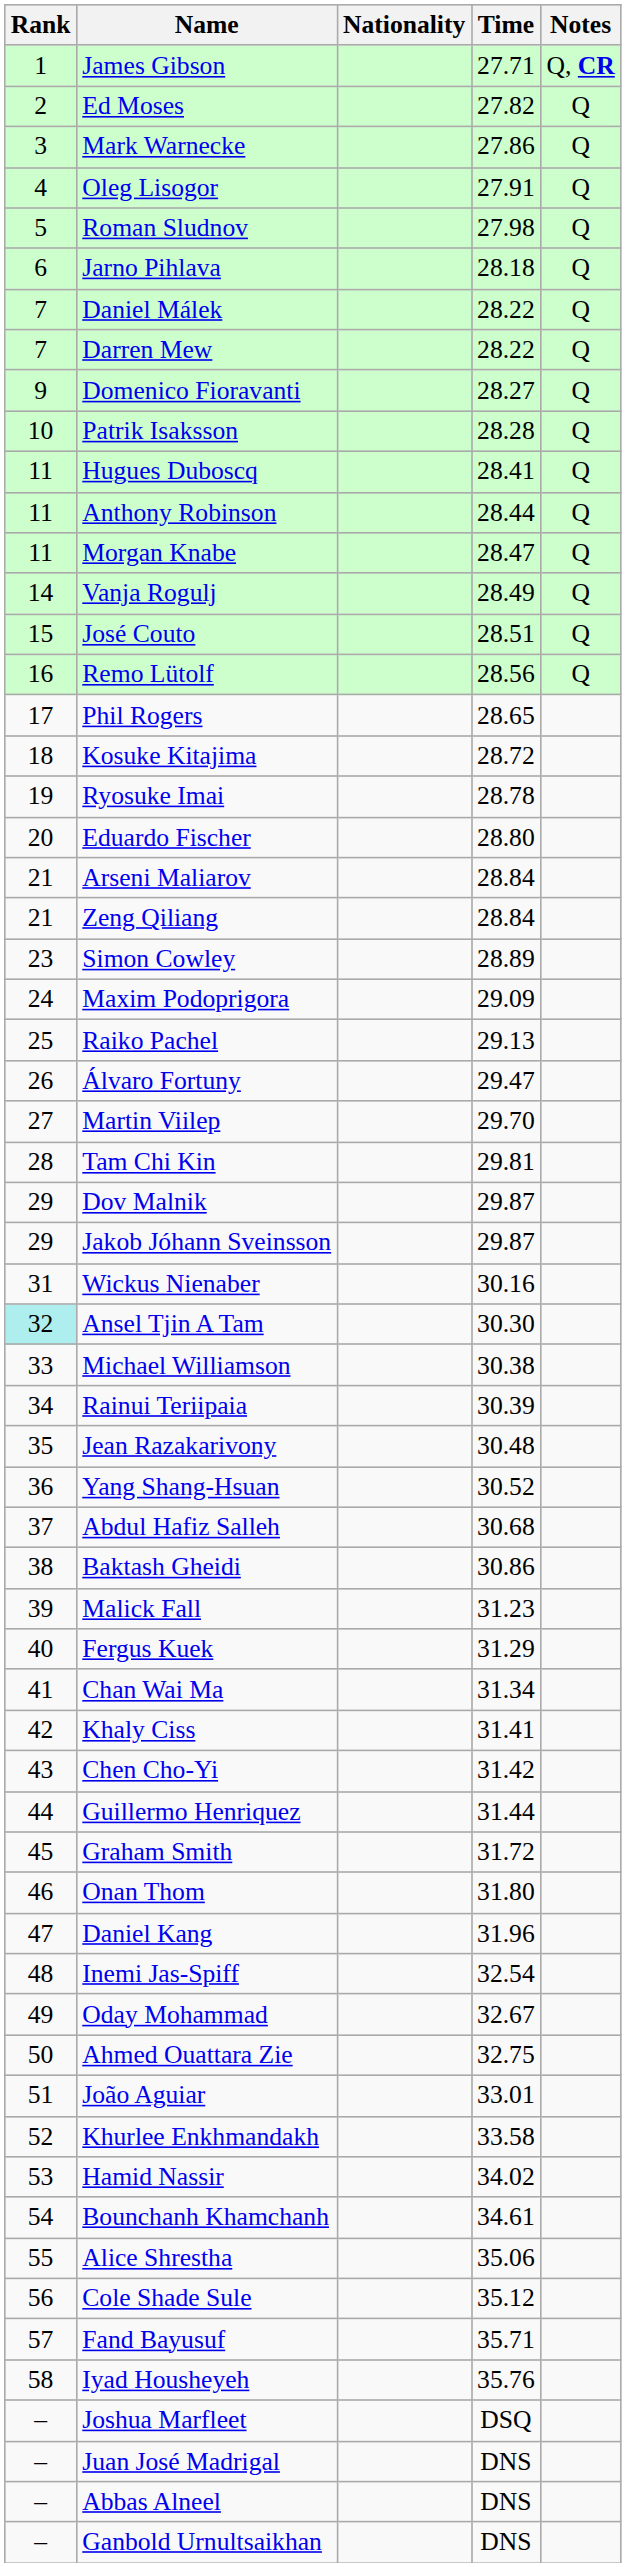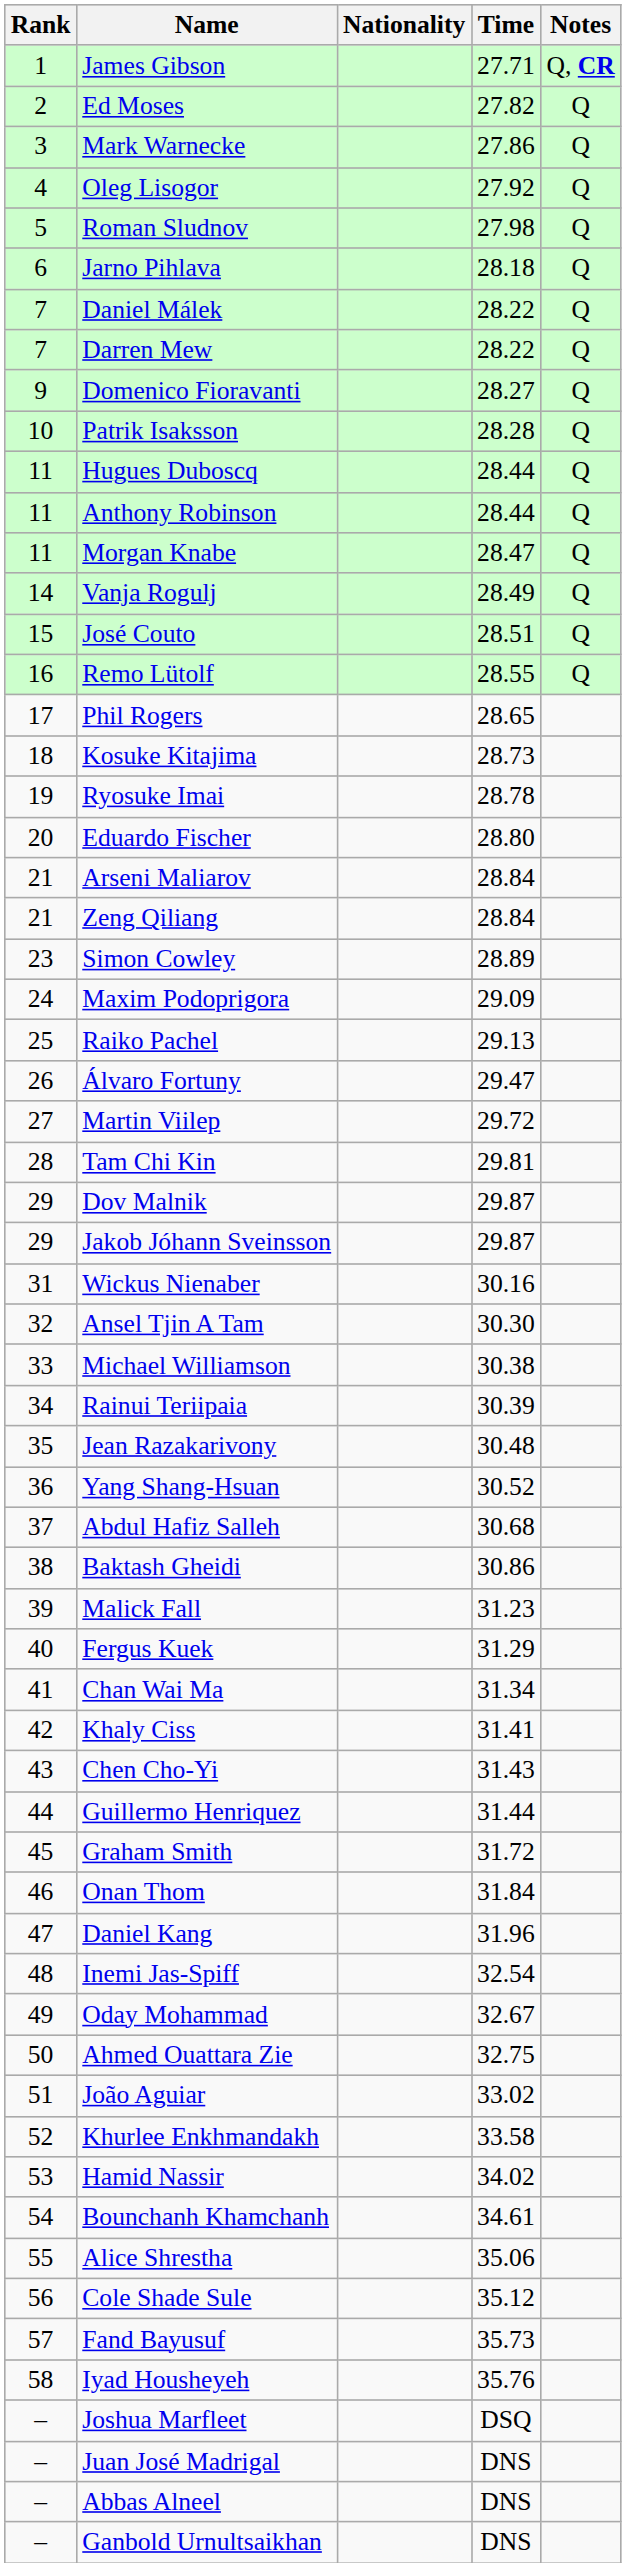(506, 187) 27.91 -> (506, 187) 27.92
(506, 471) 28.41 -> (506, 471) 28.44
(506, 674) 28.56 -> (506, 674) 28.55
(506, 755) 28.72 -> (506, 755) 28.73
(506, 1120) 29.70 -> (506, 1120) 29.72
(41, 1324) paleturquoise background -> (41, 1324) no background
(506, 1770) 31.42 -> (506, 1770) 31.43
(506, 1892) 31.80 -> (506, 1892) 31.84
(506, 2095) 33.01 -> (506, 2095) 33.02
(506, 2339) 35.71 -> (506, 2339) 35.73
